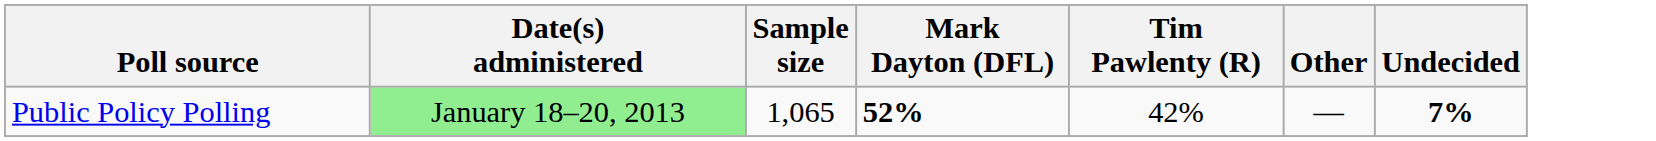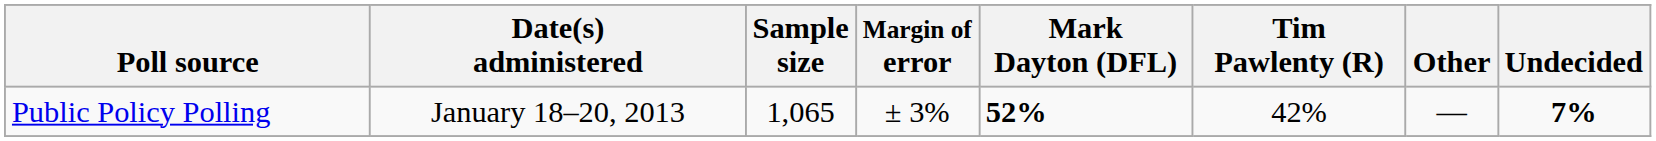+ column: (917, 47)
(558, 111) lightgreen background -> (558, 111) no background
